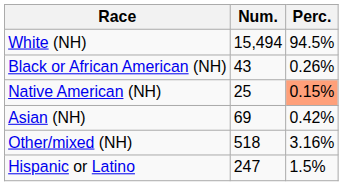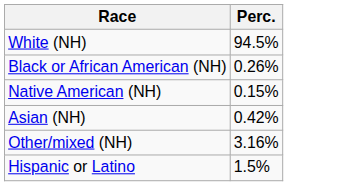- column: (258, 17)
(312, 92) lightsalmon background -> (256, 92) no background
